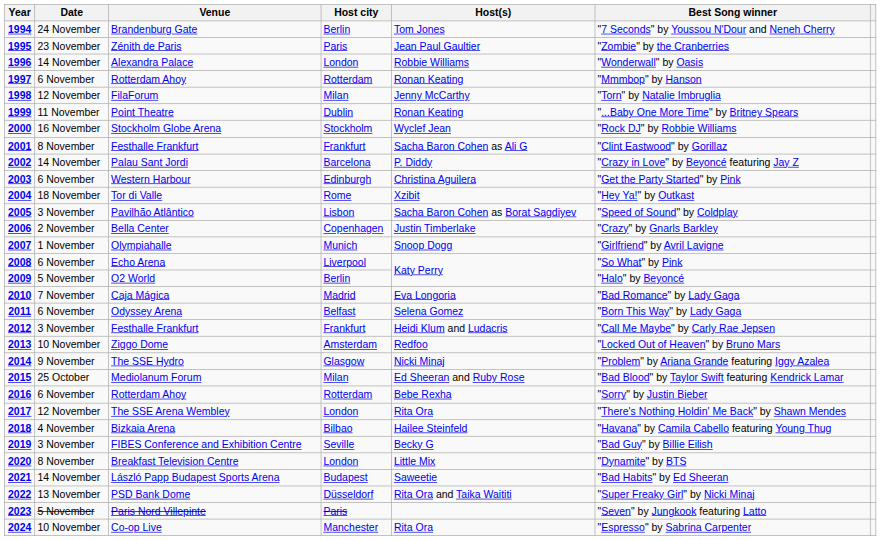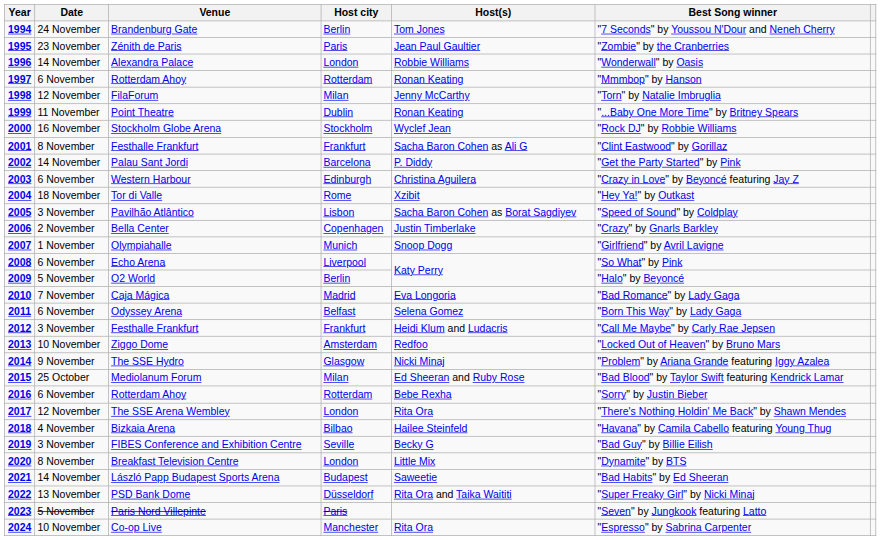(698, 162) "Crazy in Love" by Beyoncé featuring Jay Z -> (669, 162) "Get the Party Started" by Pink
(669, 179) "Get the Party Started" by Pink -> (698, 179) "Crazy in Love" by Beyoncé featuring Jay Z
